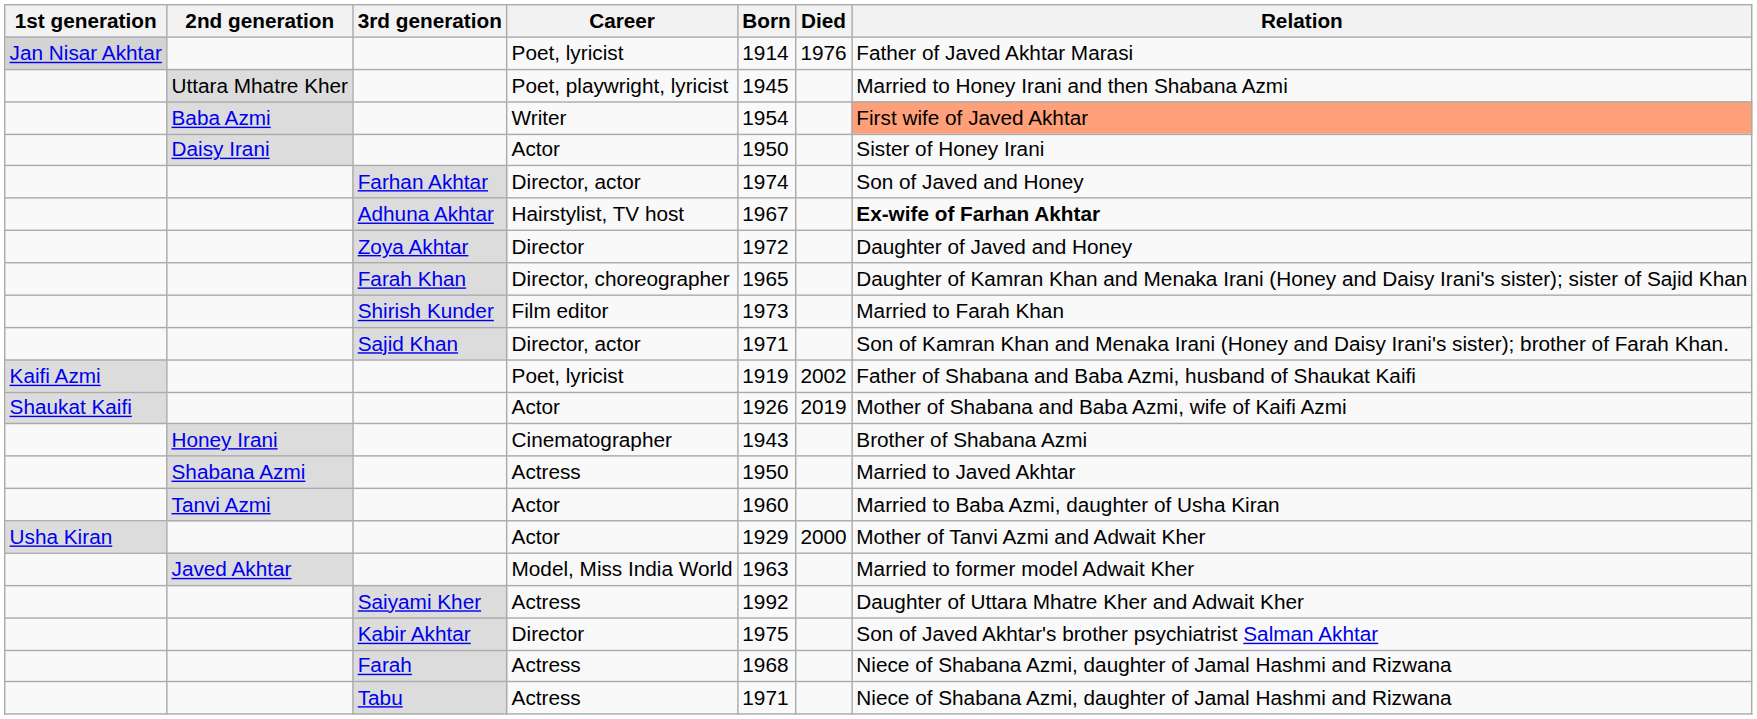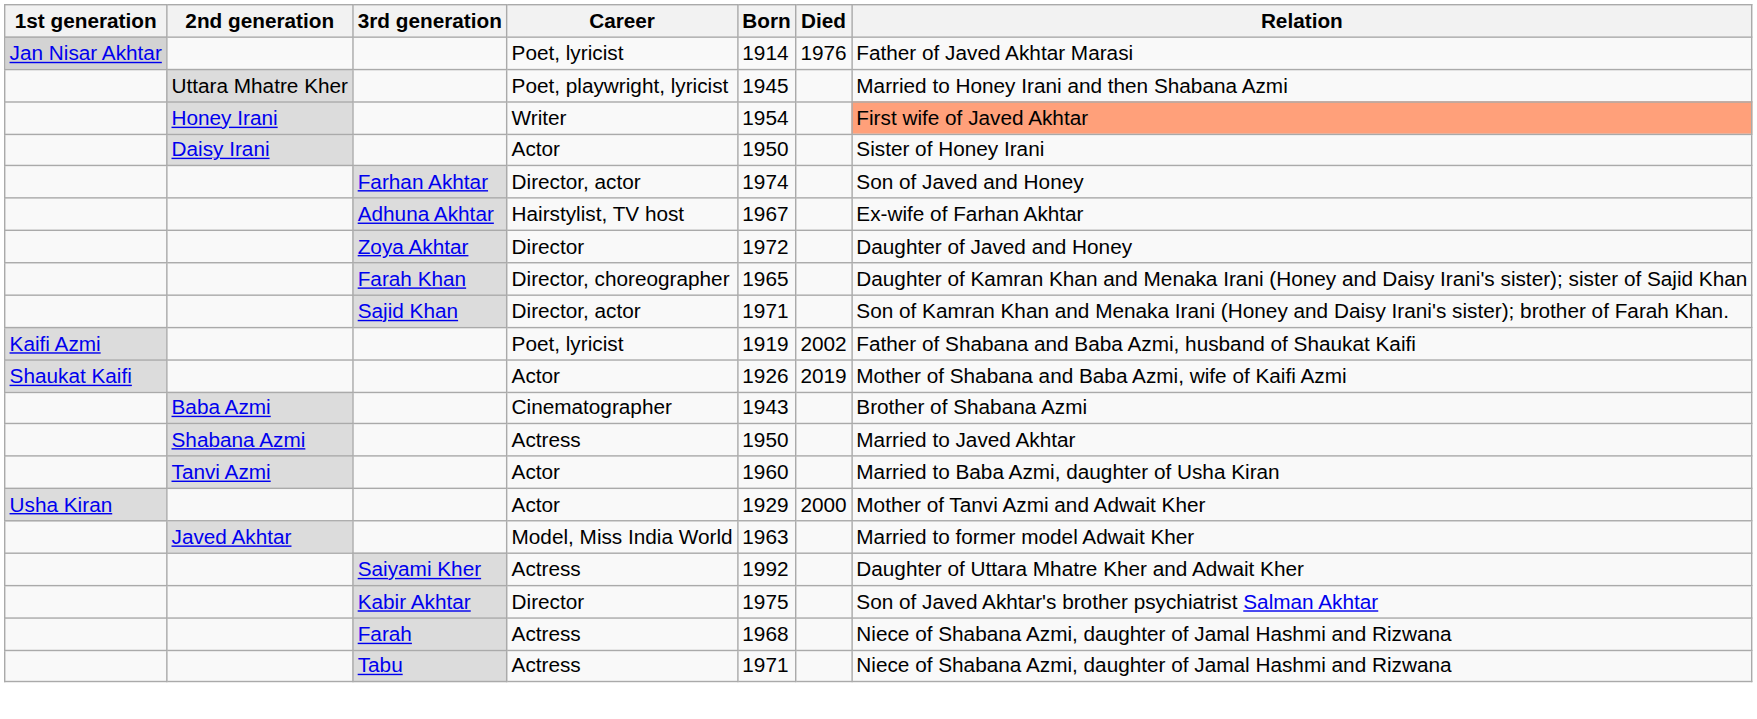(221, 117) Baba Azmi -> (225, 117) Honey Irani
(978, 214) bold -> (970, 214) normal
- row: (426, 311)
(225, 440) Honey Irani -> (221, 408) Baba Azmi
